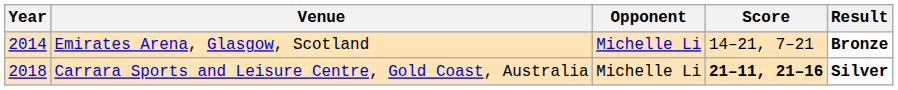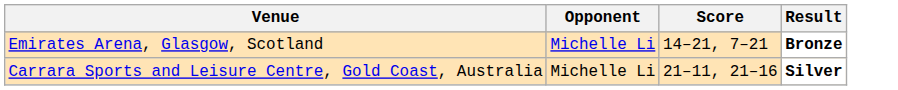- column: (28, 18)
(766, 71) bold -> (720, 71) normal
